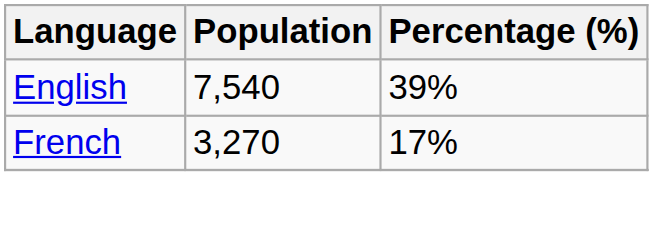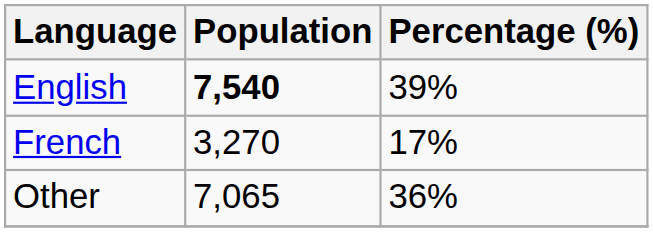(237, 87) normal -> (237, 87) bold
+ row: (57, 197)
